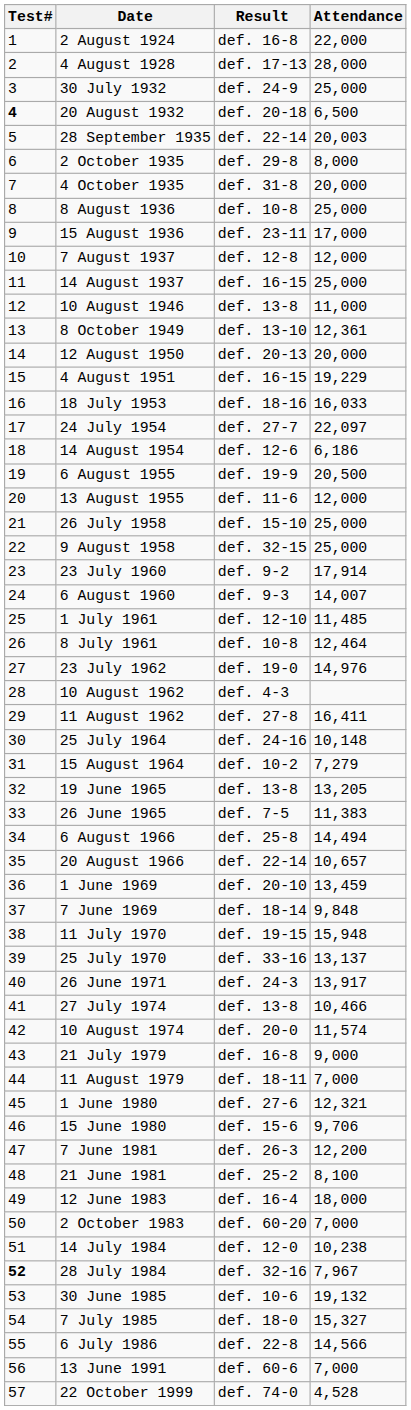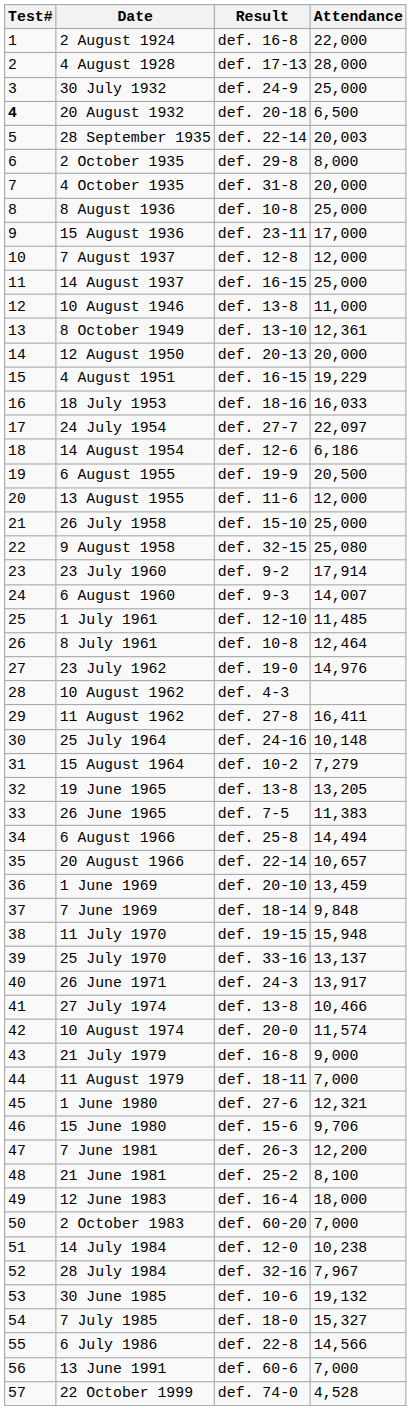(341, 548) 25,000 -> (341, 548) 25,080
(17, 1273) bold -> (17, 1273) normal
